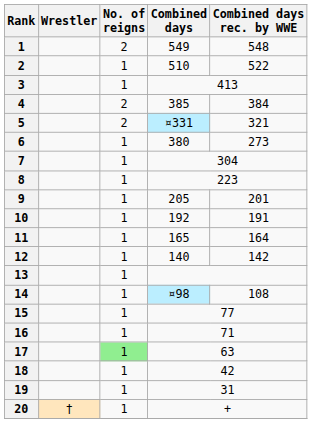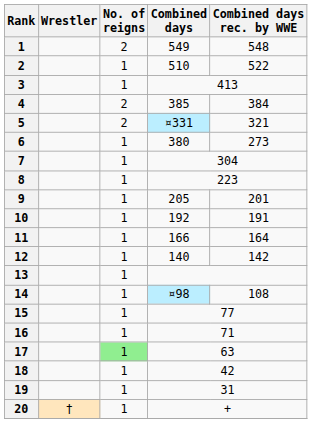(179, 237) 165 -> (179, 237) 166
